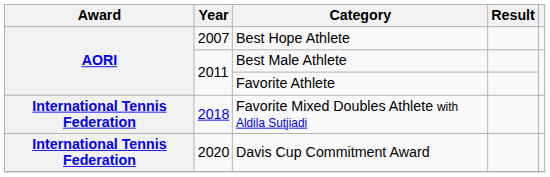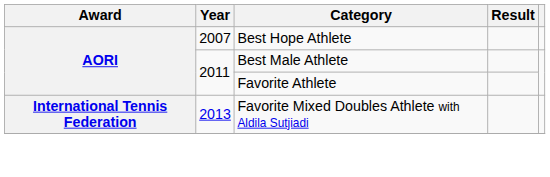(214, 114) 2018 -> (215, 114) 2013
- row: (333, 152)
